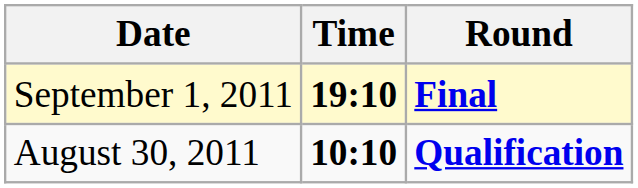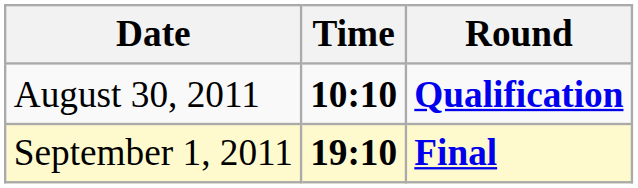rows swapped: (137, 152) <-> (153, 93)
